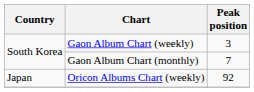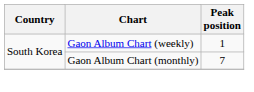(228, 43) 3 -> (222, 43) 1
- row: (136, 78)
